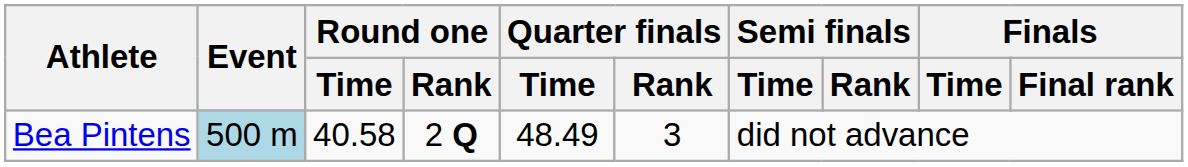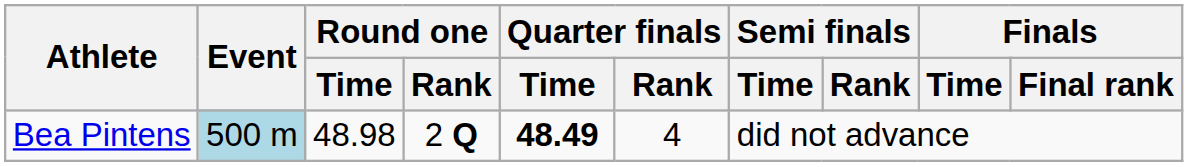(354, 136) 40.58 -> (354, 136) 48.98
(557, 136) normal -> (557, 136) bold
(672, 136) 3 -> (672, 136) 4
